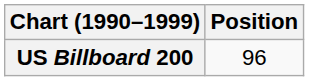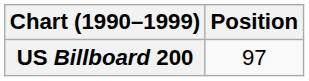(254, 57) 96 -> (254, 57) 97
